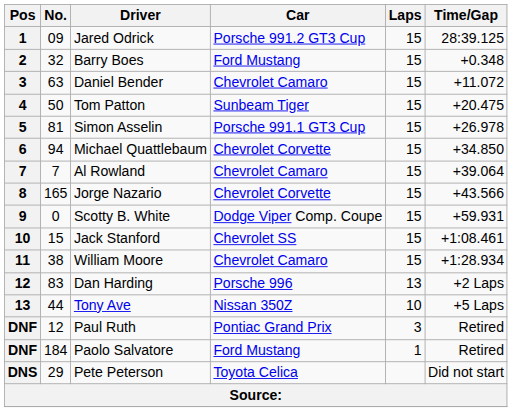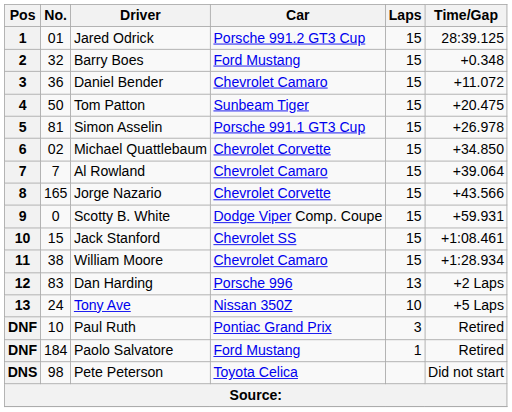(56, 37) 09 -> (56, 37) 01
(56, 82) 63 -> (56, 82) 36
(56, 149) 94 -> (56, 149) 02
(56, 305) 44 -> (56, 305) 24
(56, 328) 12 -> (56, 328) 10
(56, 372) 29 -> (56, 372) 98
